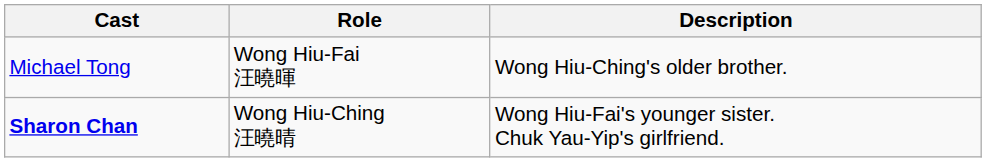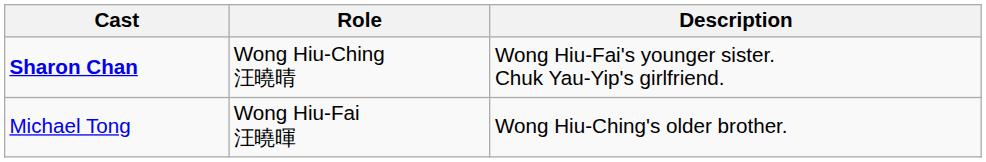rows swapped: (70, 67) <-> (74, 126)
